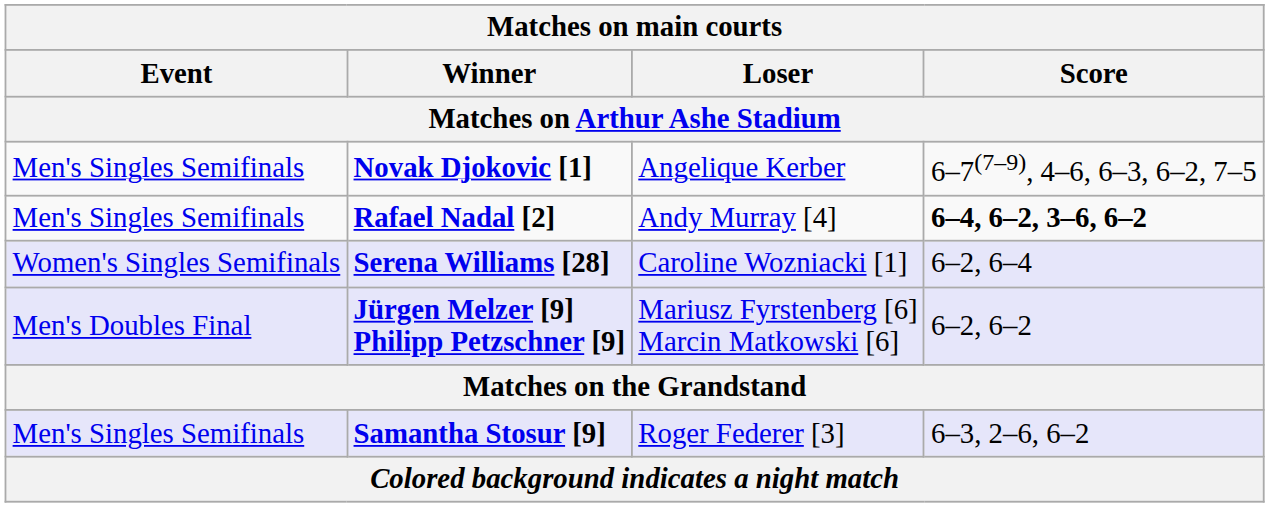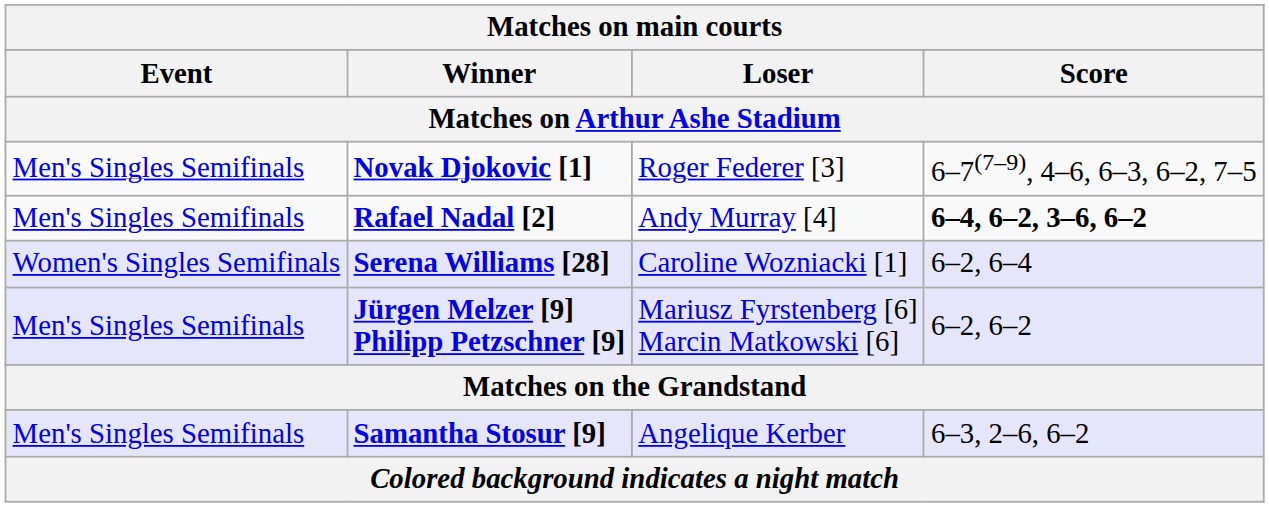(742, 168) Angelique Kerber -> (741, 168) Roger Federer [3]
(132, 325) Men's Doubles Final -> (158, 325) Men's Singles Semifinals
(741, 432) Roger Federer [3] -> (742, 432) Angelique Kerber
